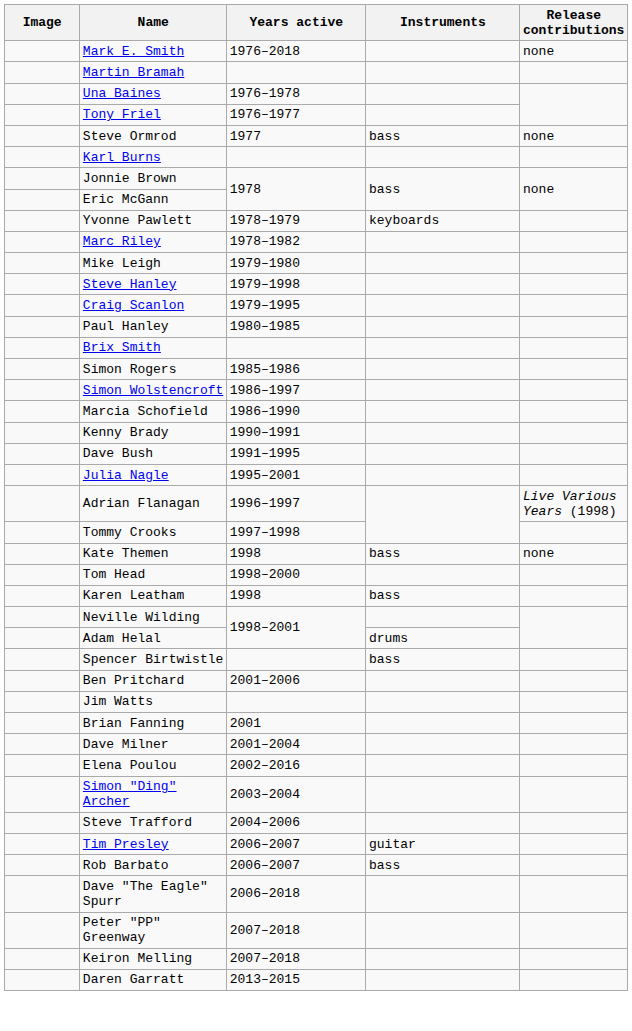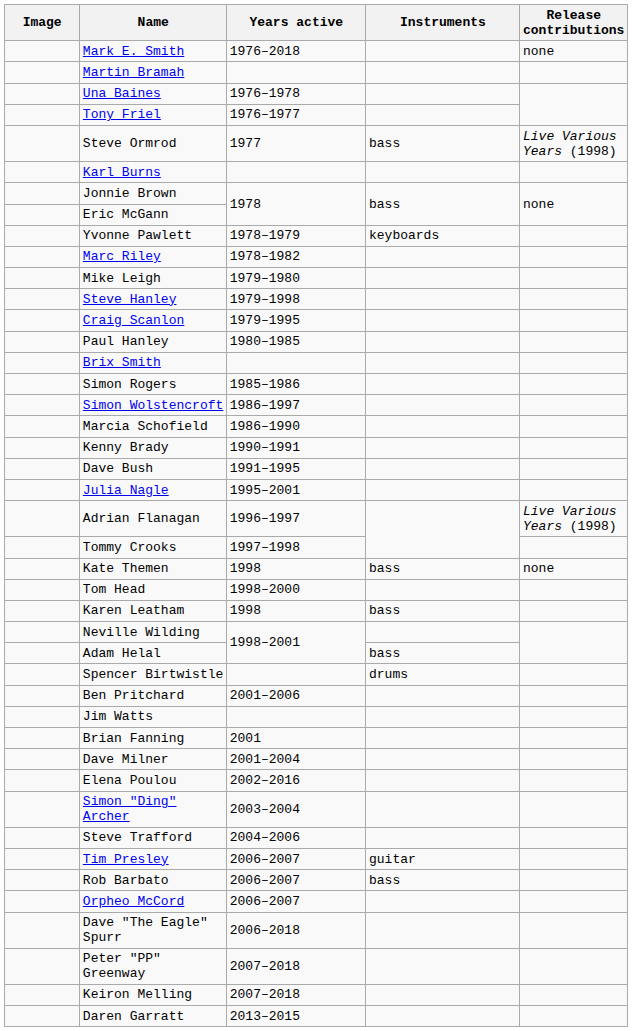(539, 136) none -> (570, 144) Live Various Years (1998)
(388, 638) drums -> (385, 653) bass
(385, 660) bass -> (388, 675) drums
+ row: (134, 901)
